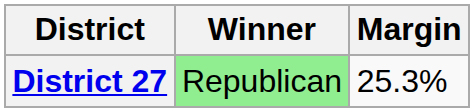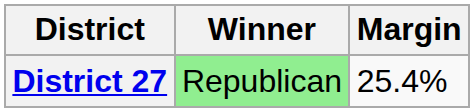(402, 80) 25.3% -> (402, 80) 25.4%
